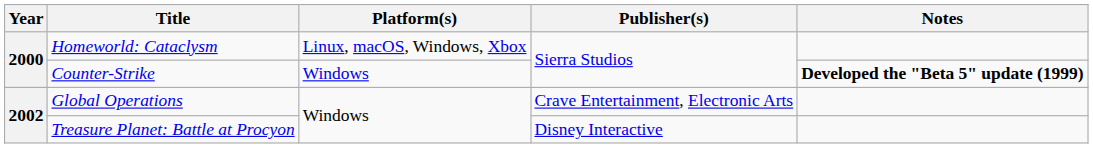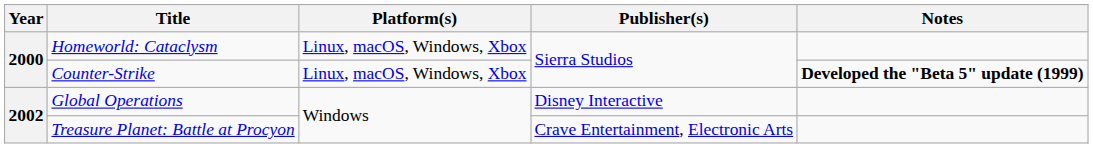(336, 73) Windows -> (415, 73) Linux, macOS, Windows, Xbox
(664, 101) Crave Entertainment, Electronic Arts -> (599, 101) Disney Interactive
(599, 128) Disney Interactive -> (664, 128) Crave Entertainment, Electronic Arts
